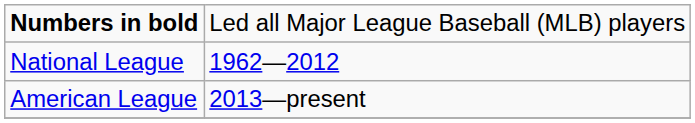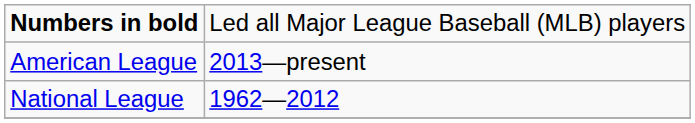rows swapped: (97, 61) <-> (104, 99)
